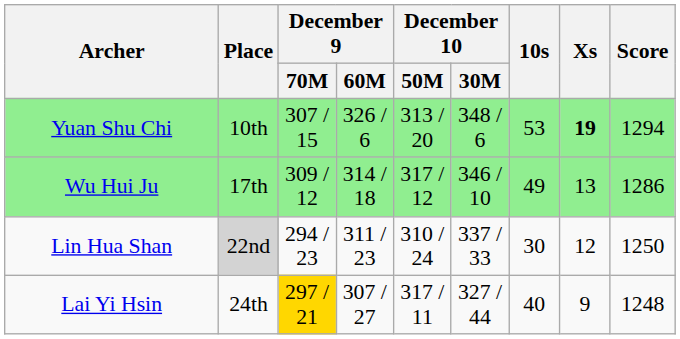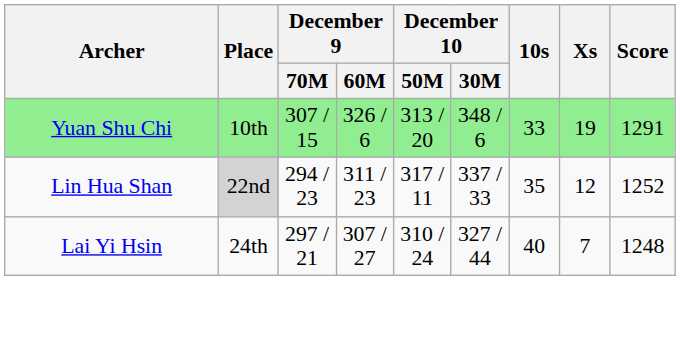(534, 127) 53 -> (534, 127) 33
(585, 127) bold -> (585, 127) normal
(643, 127) 1294 -> (643, 127) 1291
- row: (112, 186)
(422, 245) 310 / 24 -> (422, 186) 317 / 11
(534, 245) 30 -> (534, 186) 35
(643, 245) 1250 -> (643, 186) 1252
(307, 304) gold background -> (307, 245) no background
(422, 304) 317 / 11 -> (422, 245) 310 / 24
(585, 304) 9 -> (585, 245) 7
